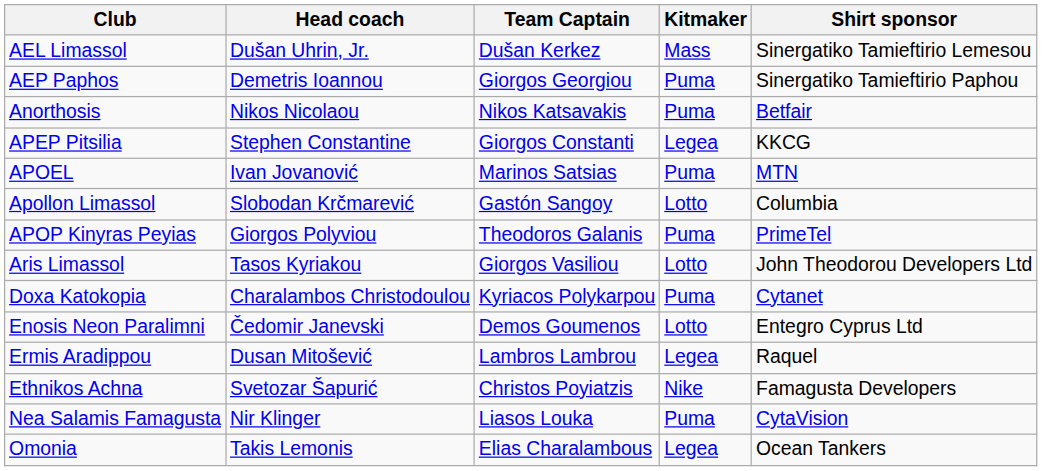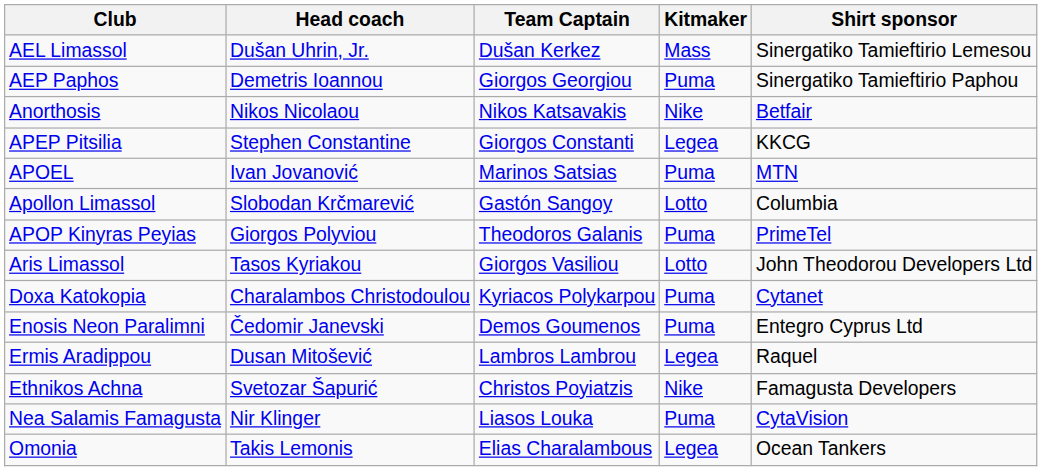(690, 111) Puma -> (684, 111) Nike
(686, 326) Lotto -> (690, 326) Puma
